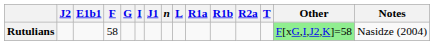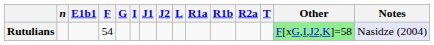columns swapped: (167, 13) <-> (65, 13)
(112, 31) 58 -> (107, 31) 54
(392, 31) no background -> (392, 31) lavender background
